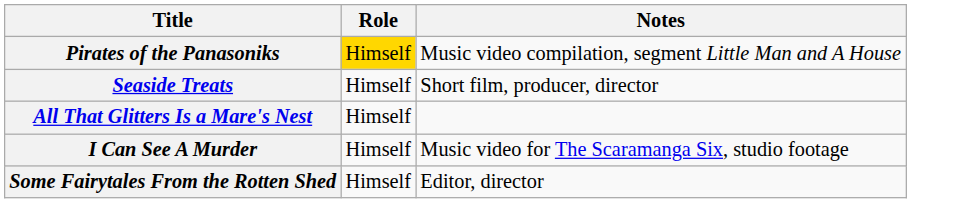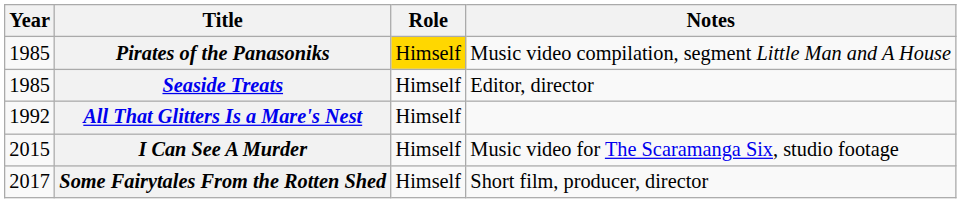+ column: (30, 20)
(539, 85) Short film, producer, director -> (532, 85) Editor, director
(482, 181) Editor, director -> (589, 181) Short film, producer, director
